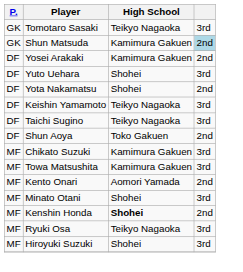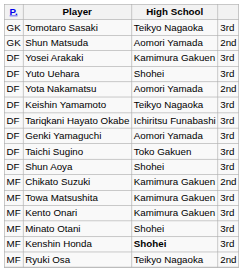(151, 43) Kamimura Gakuen -> (168, 43) Aomori Yamada
(205, 43) lightblue background -> (228, 43) no background
(205, 58) 2nd -> (227, 58) 3rd
(126, 89) Shohei -> (168, 89) Aomori Yamada
+ row: (77, 120)
+ row: (63, 136)
(145, 120) Teikyo Nagaoka -> (163, 151) Toko Gakuen
(139, 136) Toko Gakuen -> (149, 167) Shohei
(205, 136) 2nd -> (227, 167) 3rd
(204, 151) 3rd -> (228, 182) 2nd
(145, 182) Aomori Yamada -> (175, 213) Kamimura Gakuen
(205, 182) 2nd -> (227, 213) 3rd
(205, 213) 2nd -> (227, 244) 3rd
(204, 228) 3rd -> (228, 259) 2nd
- row: (59, 244)
